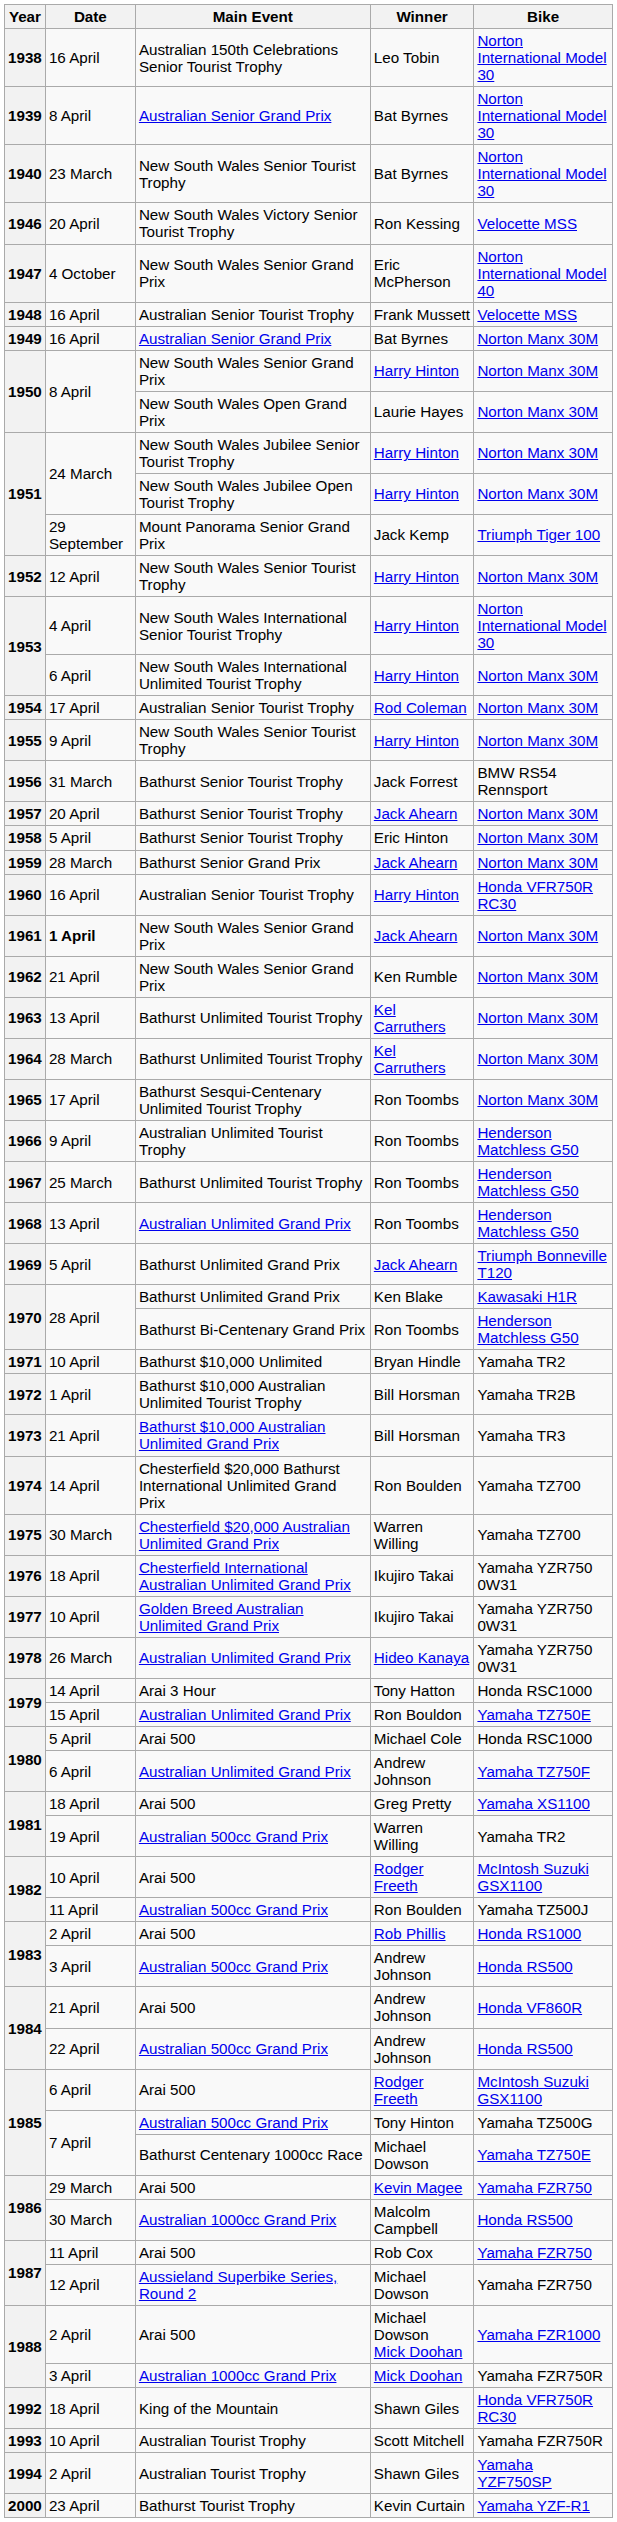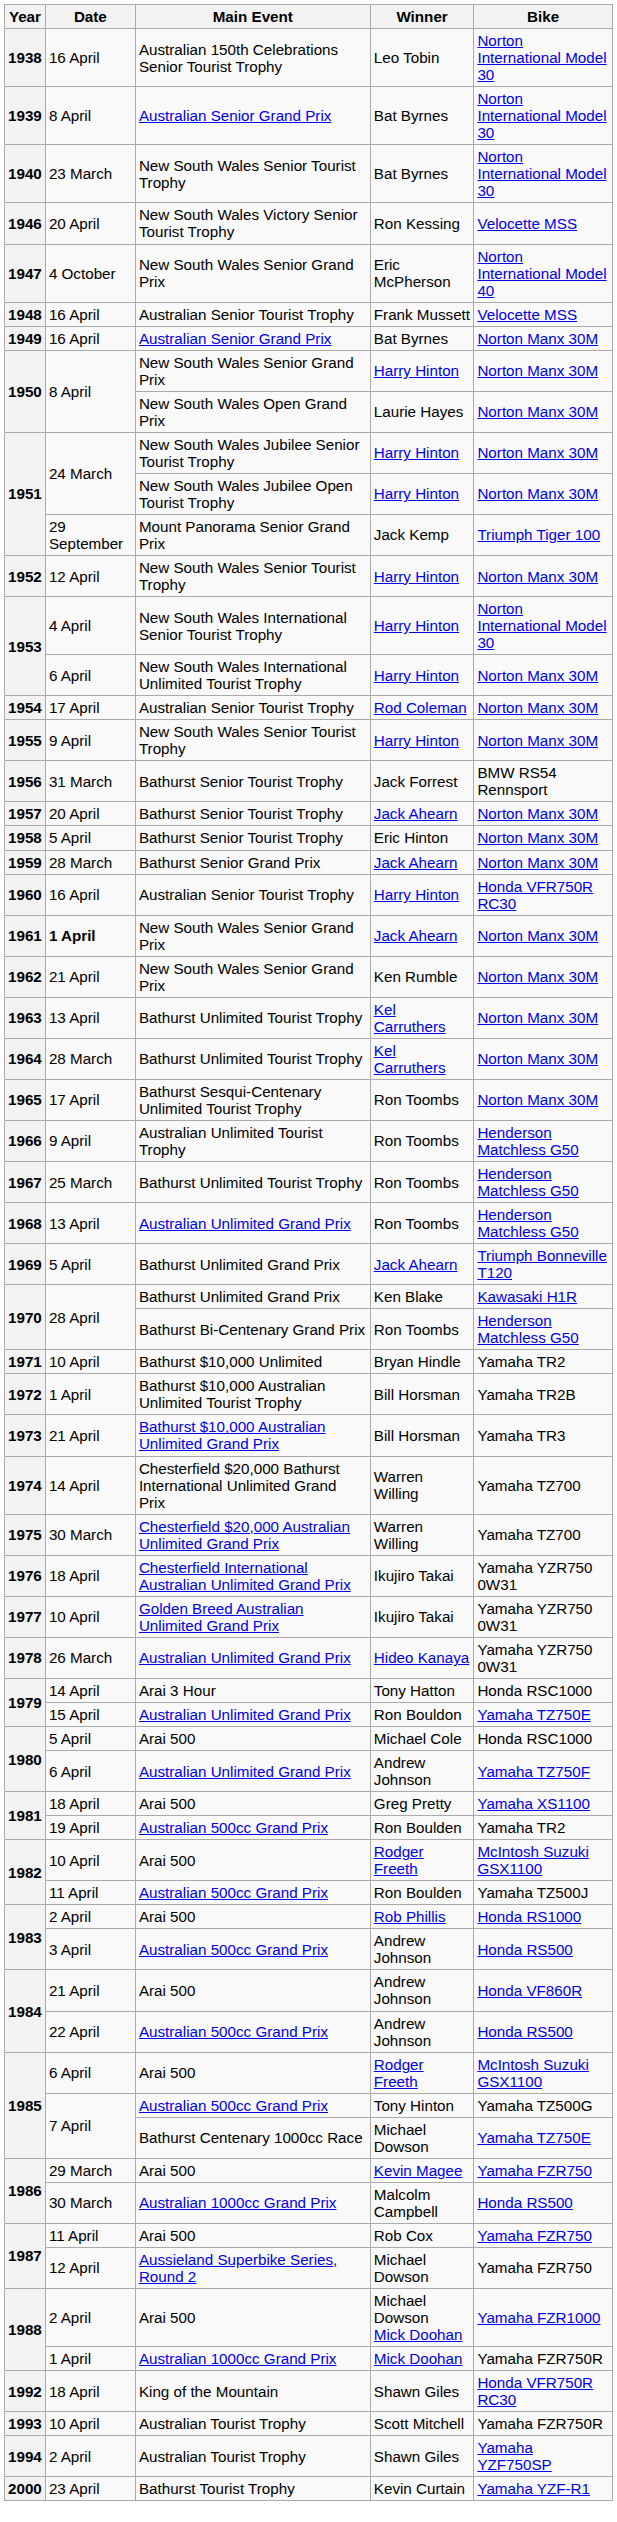(418, 1485) Ron Boulden -> (398, 1485) Warren Willing
(398, 1836) Warren Willing -> (418, 1828) Ron Boulden
(70, 2376) 3 April -> (70, 2359) 1 April
